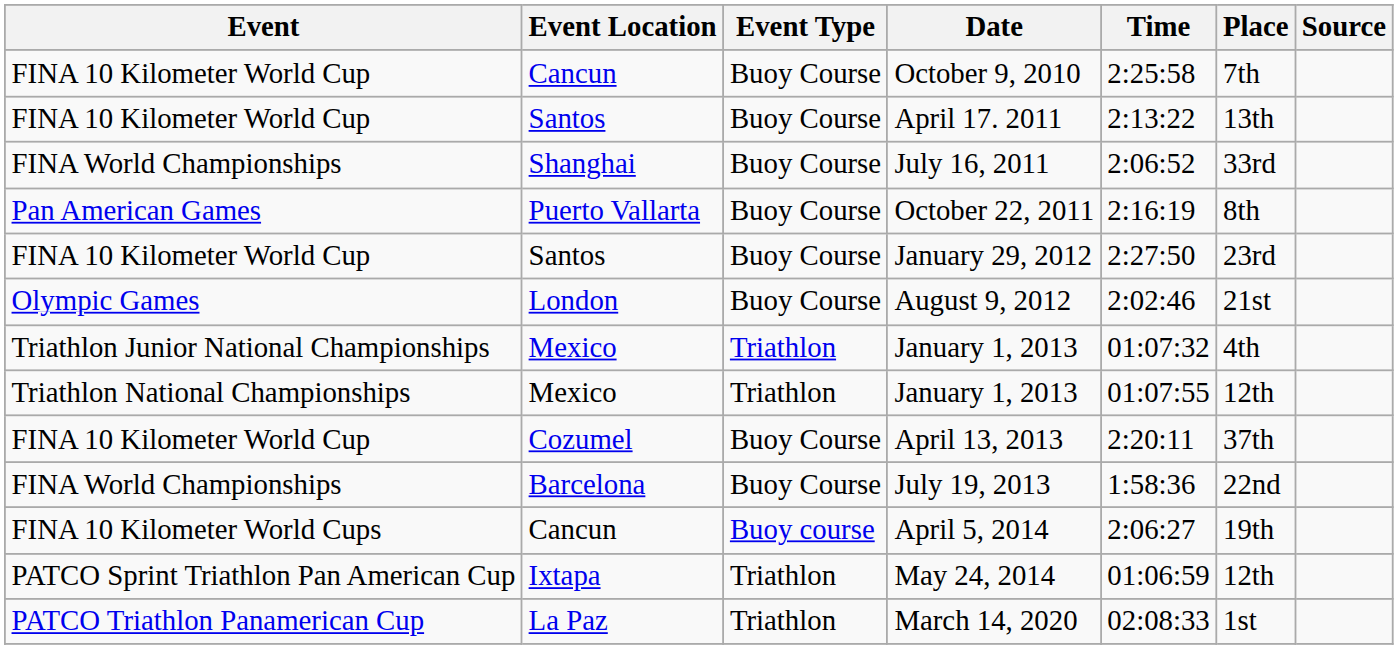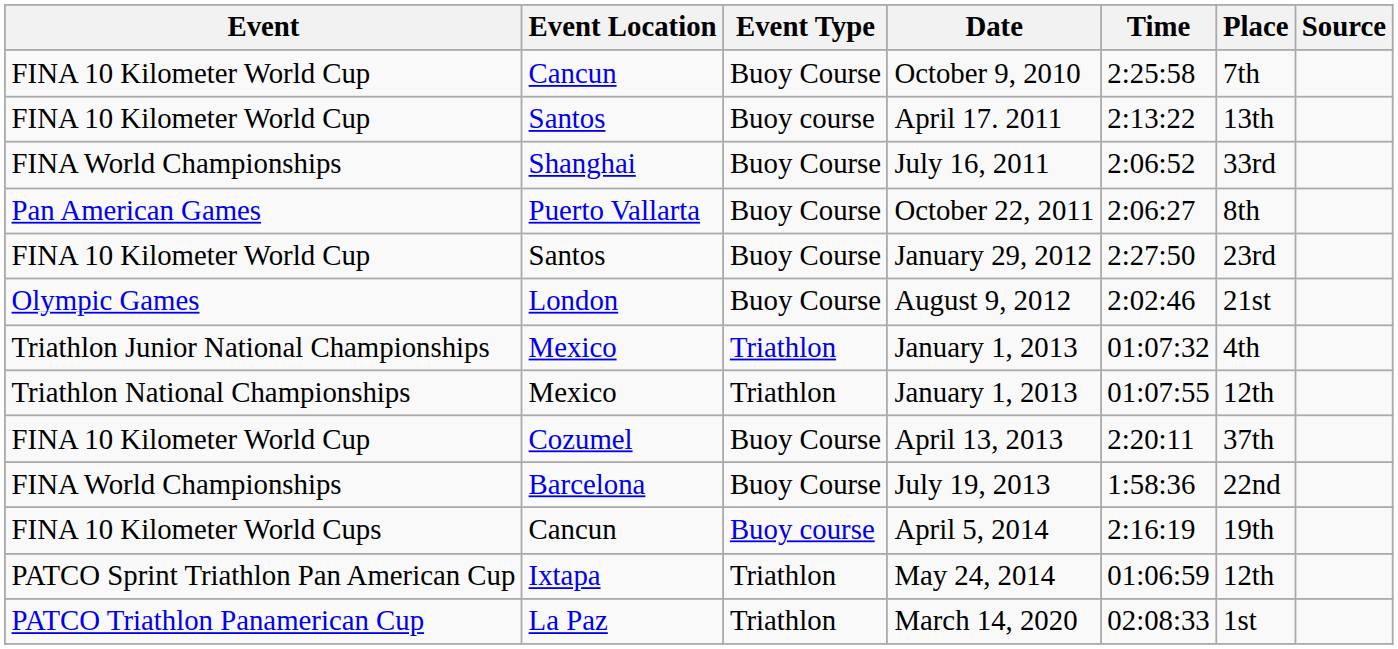(806, 118) Buoy Course -> (802, 118) Buoy course
(1151, 210) 2:16:19 -> (1151, 210) 2:06:27
(1151, 529) 2:06:27 -> (1151, 529) 2:16:19
